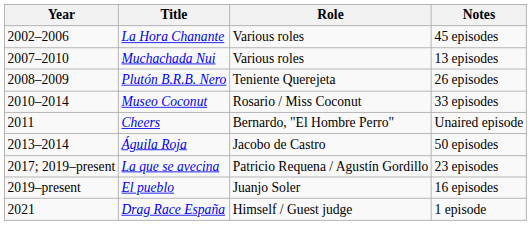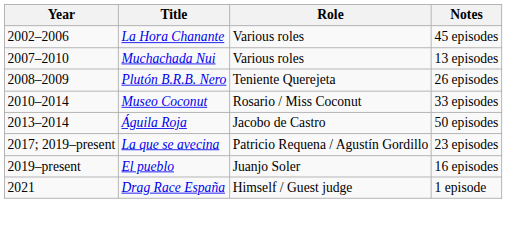- row: (141, 123)
